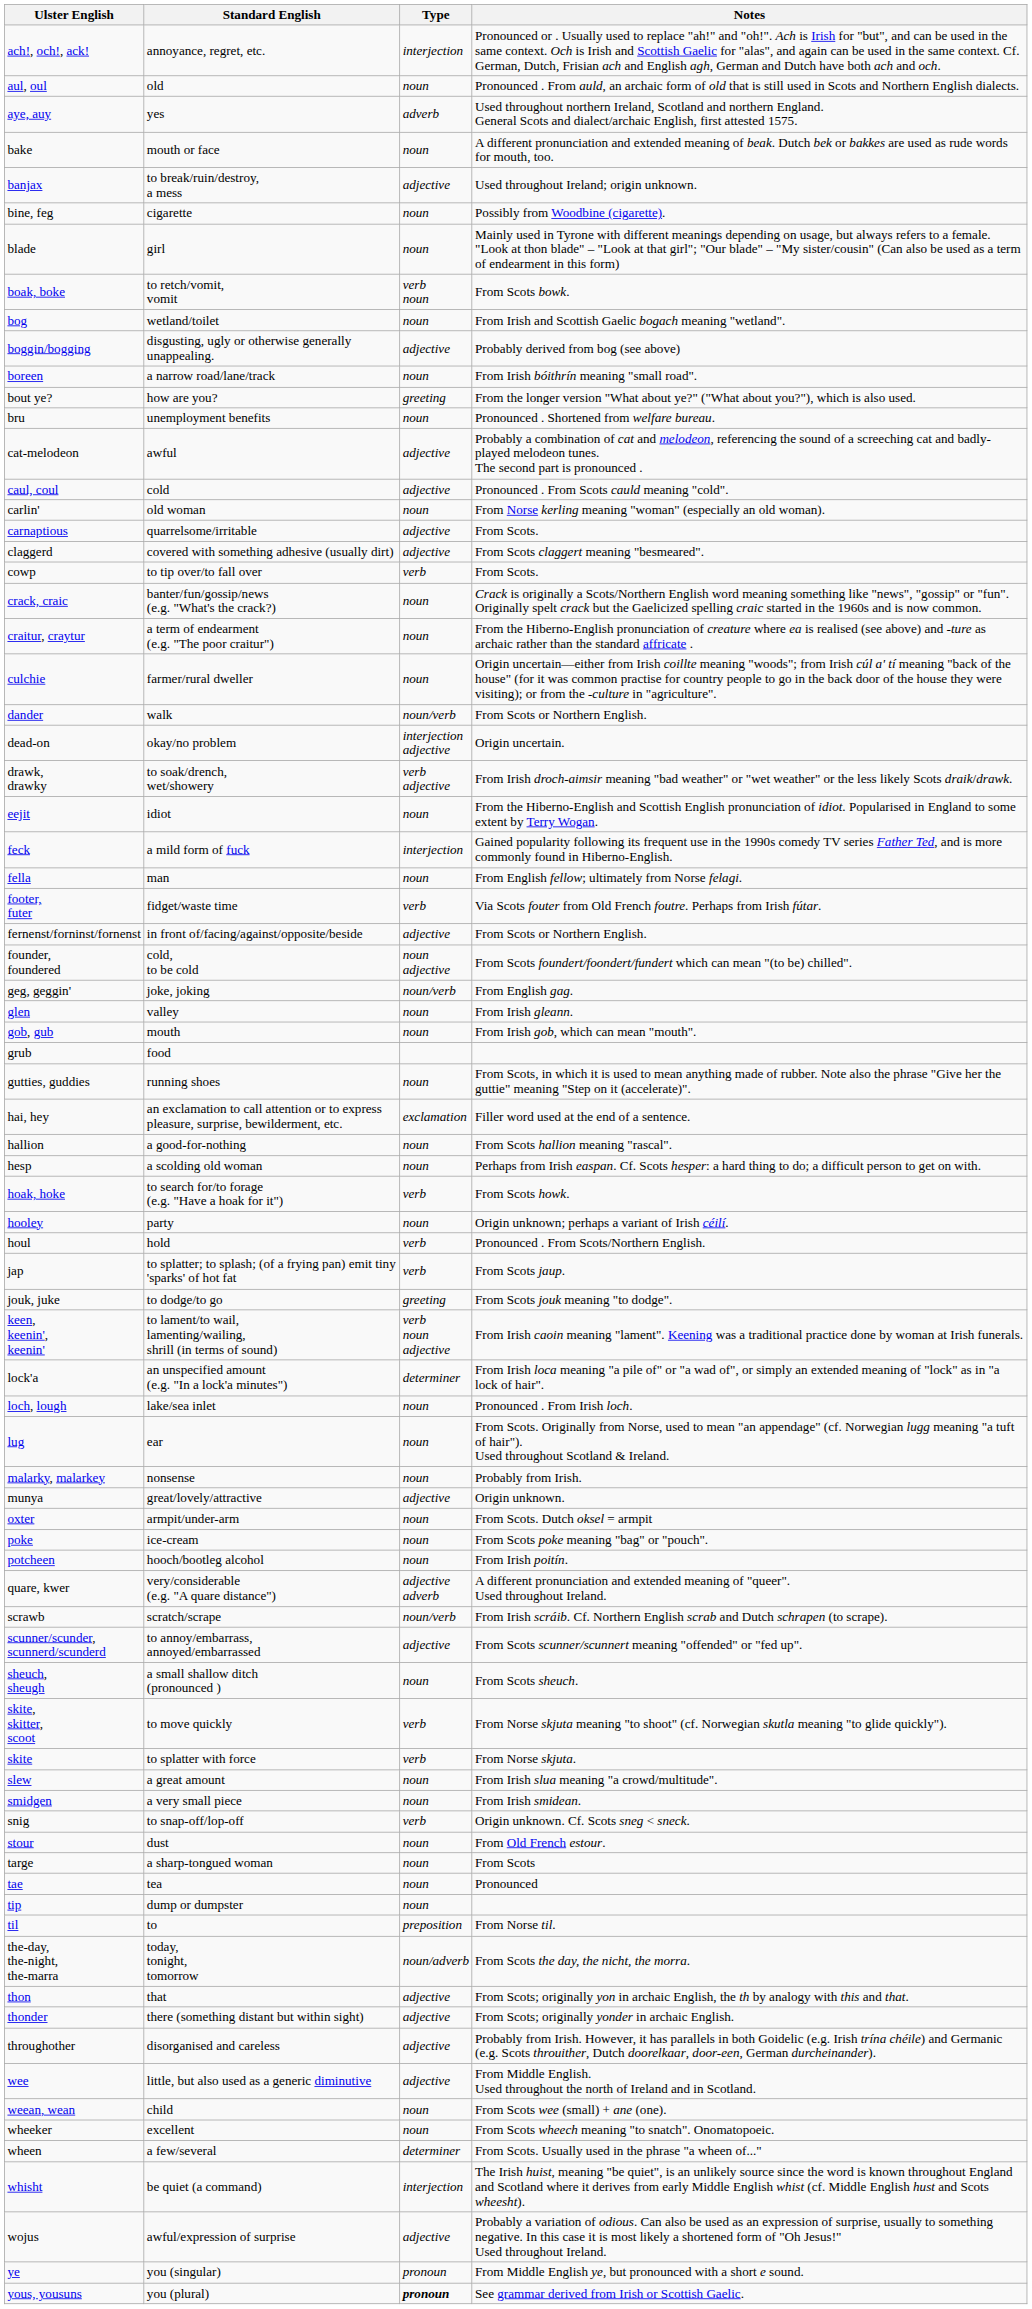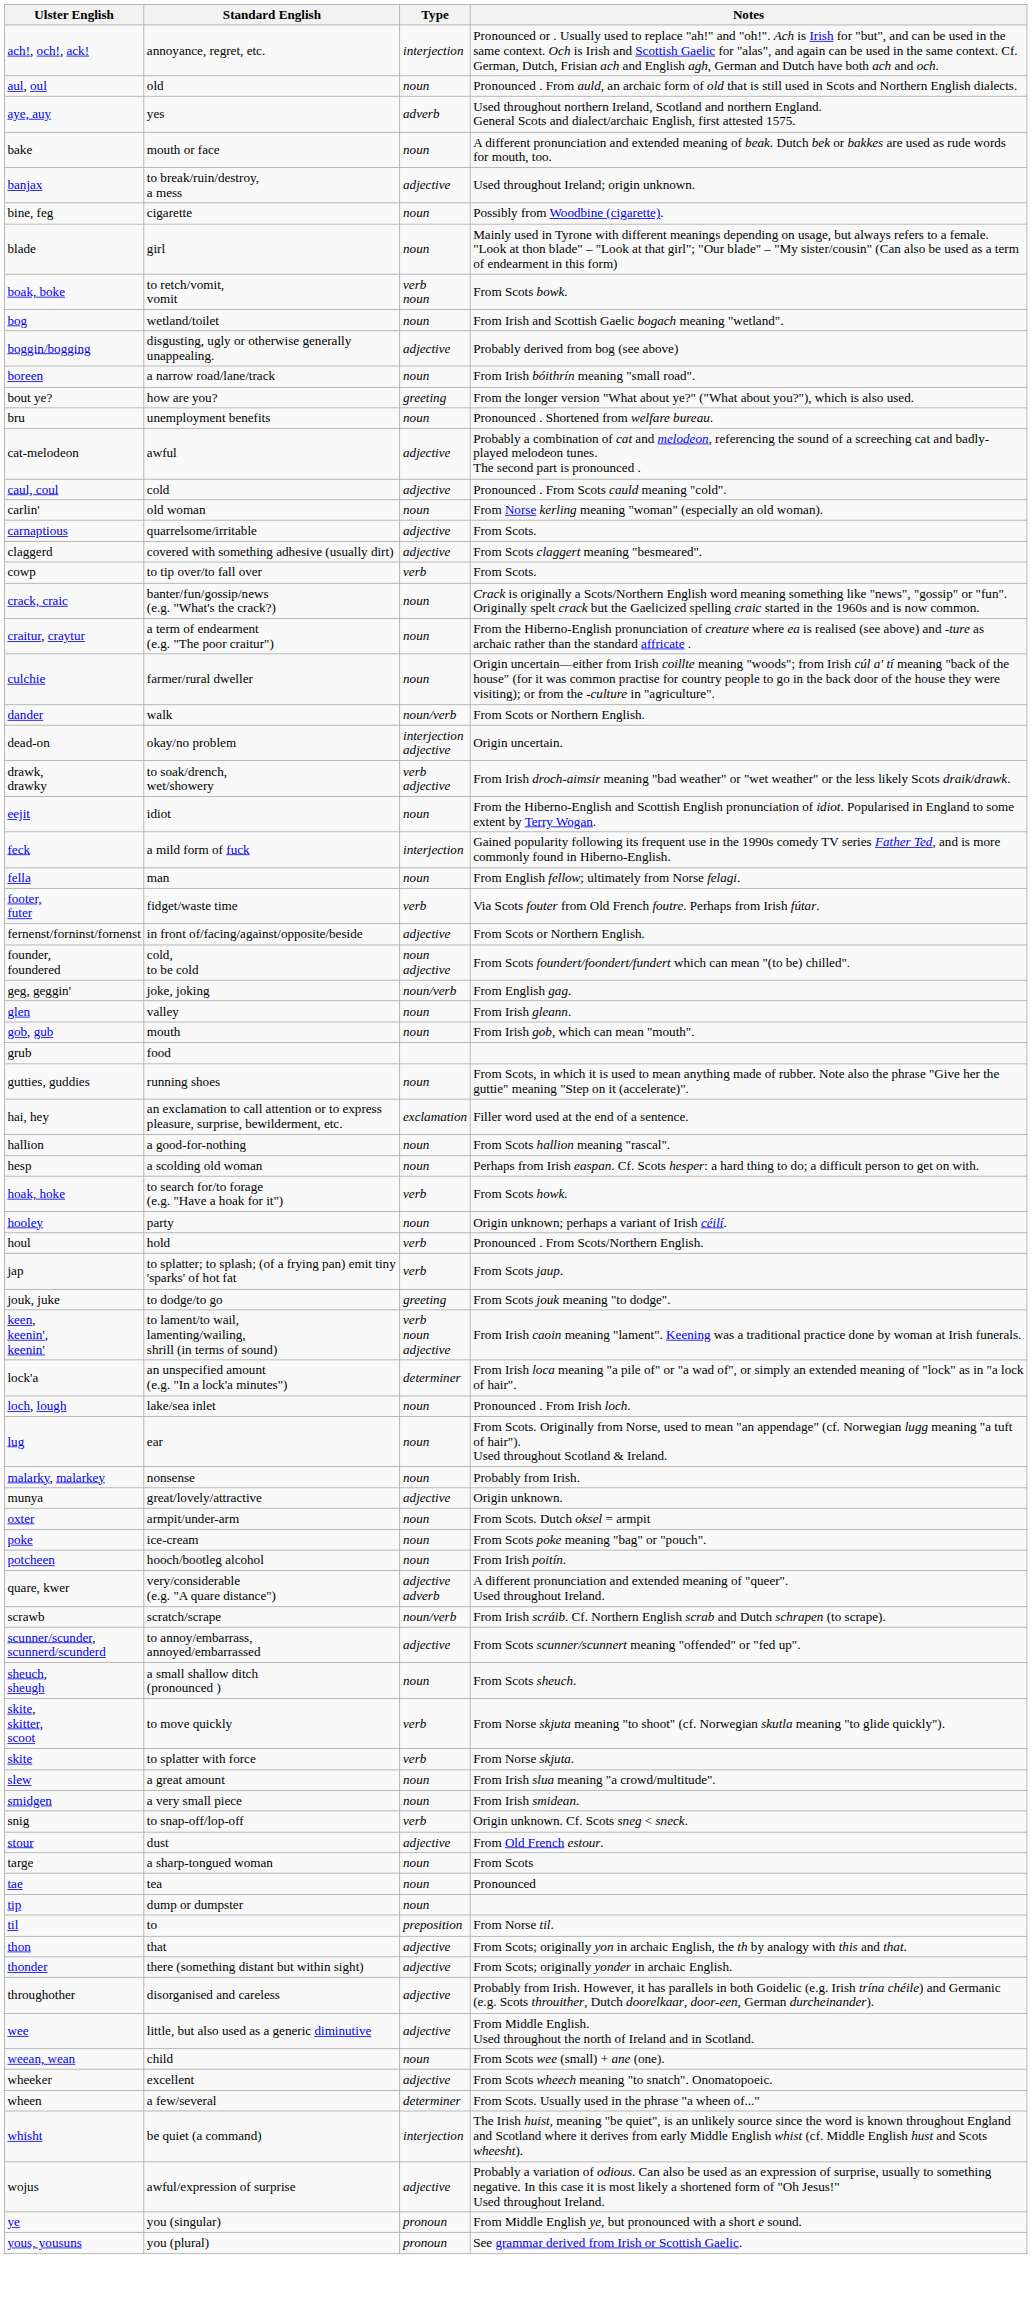(416, 1842) noun -> (427, 1842) adjective
- row: (33, 1961)
(416, 2130) noun -> (427, 2079) adjective
(426, 2293) bold -> (425, 2243) normal
